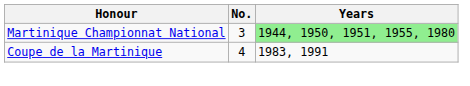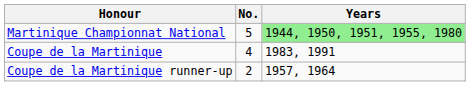(242, 33) 3 -> (249, 33) 5
+ row: (120, 71)
